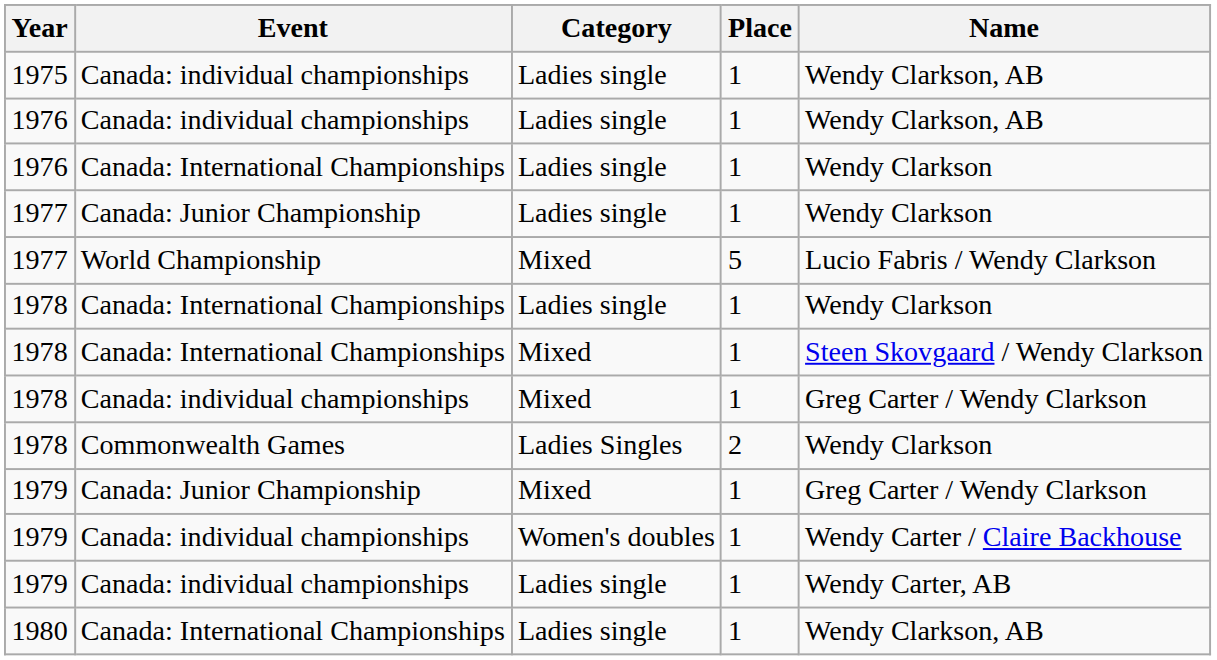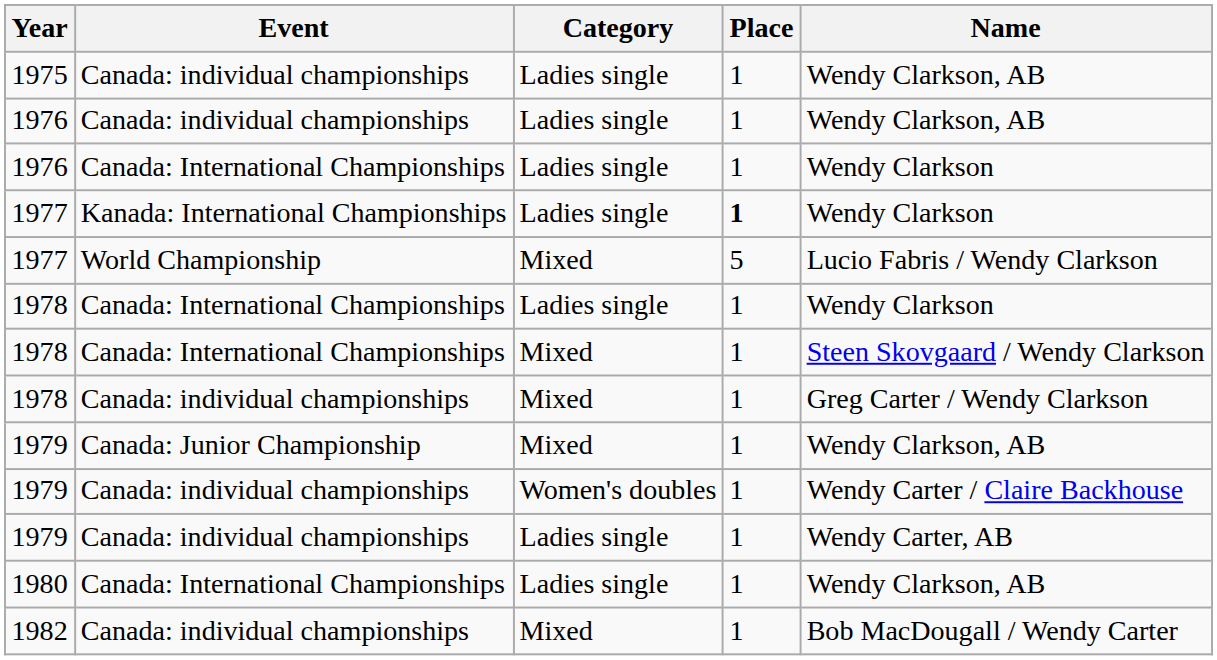(251, 213) Canada: Junior Championship -> (294, 213) Kanada: International Championships
(735, 213) normal -> (737, 213) bold
- row: (40, 444)
(976, 491) Greg Carter / Wendy Clarkson -> (926, 444) Wendy Clarkson, AB
+ row: (40, 630)
